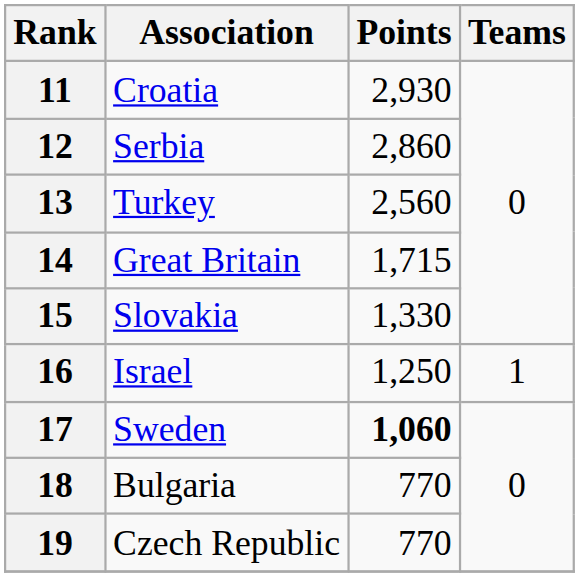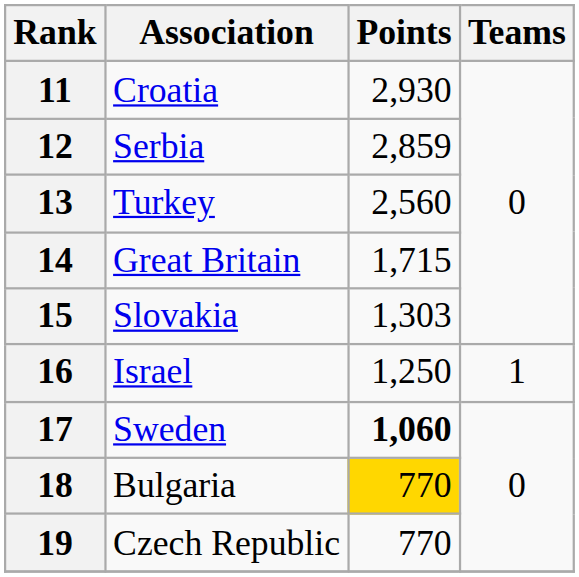(411, 145) 2,860 -> (411, 145) 2,859
(411, 315) 1,330 -> (411, 315) 1,303
(425, 485) no background -> (425, 485) gold background
